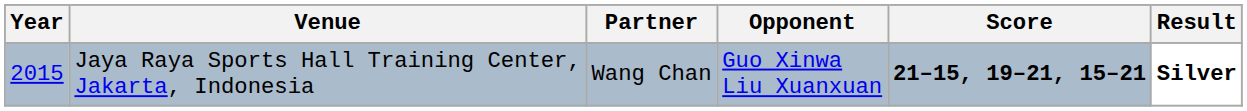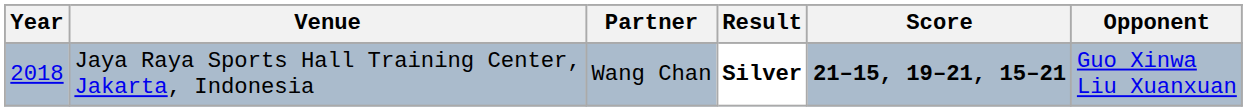columns swapped: (802, 23) <-> (1197, 23)
(37, 74) 2015 -> (37, 74) 2018
